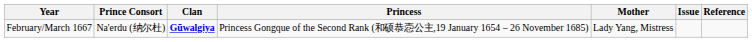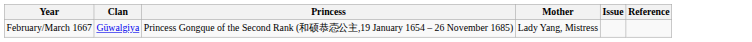- column: (131, 12)
(192, 28) bold -> (118, 28) normal
